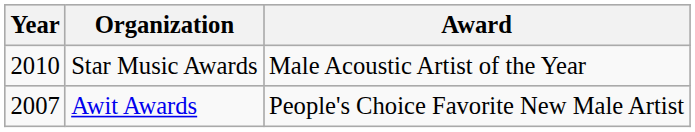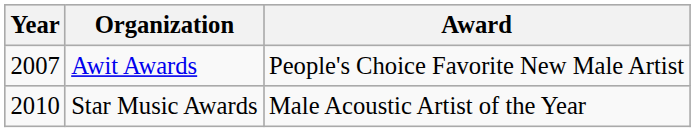rows swapped: (134, 106) <-> (164, 65)
